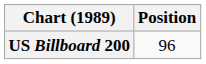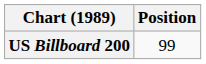(167, 44) 96 -> (167, 44) 99
